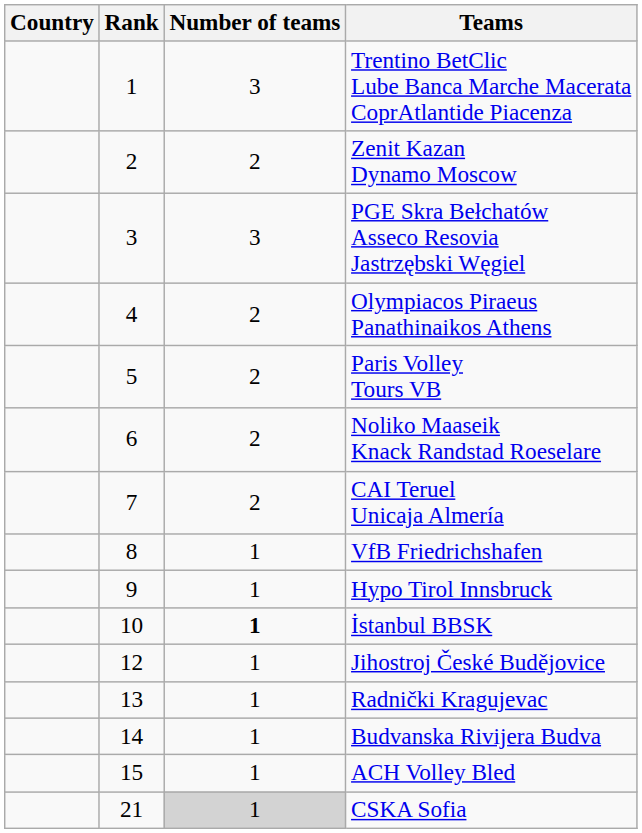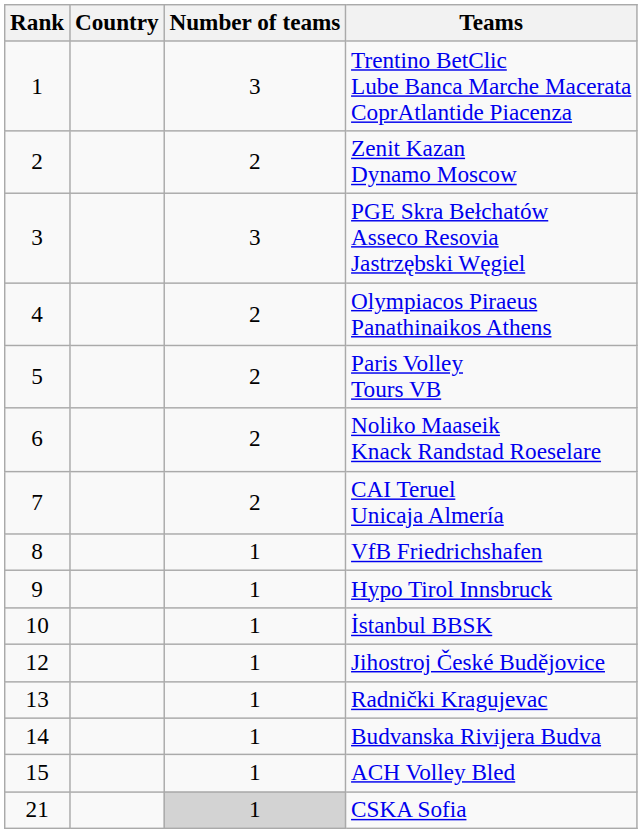columns swapped: (132, 22) <-> (52, 22)
(255, 625) bold -> (255, 625) normal
